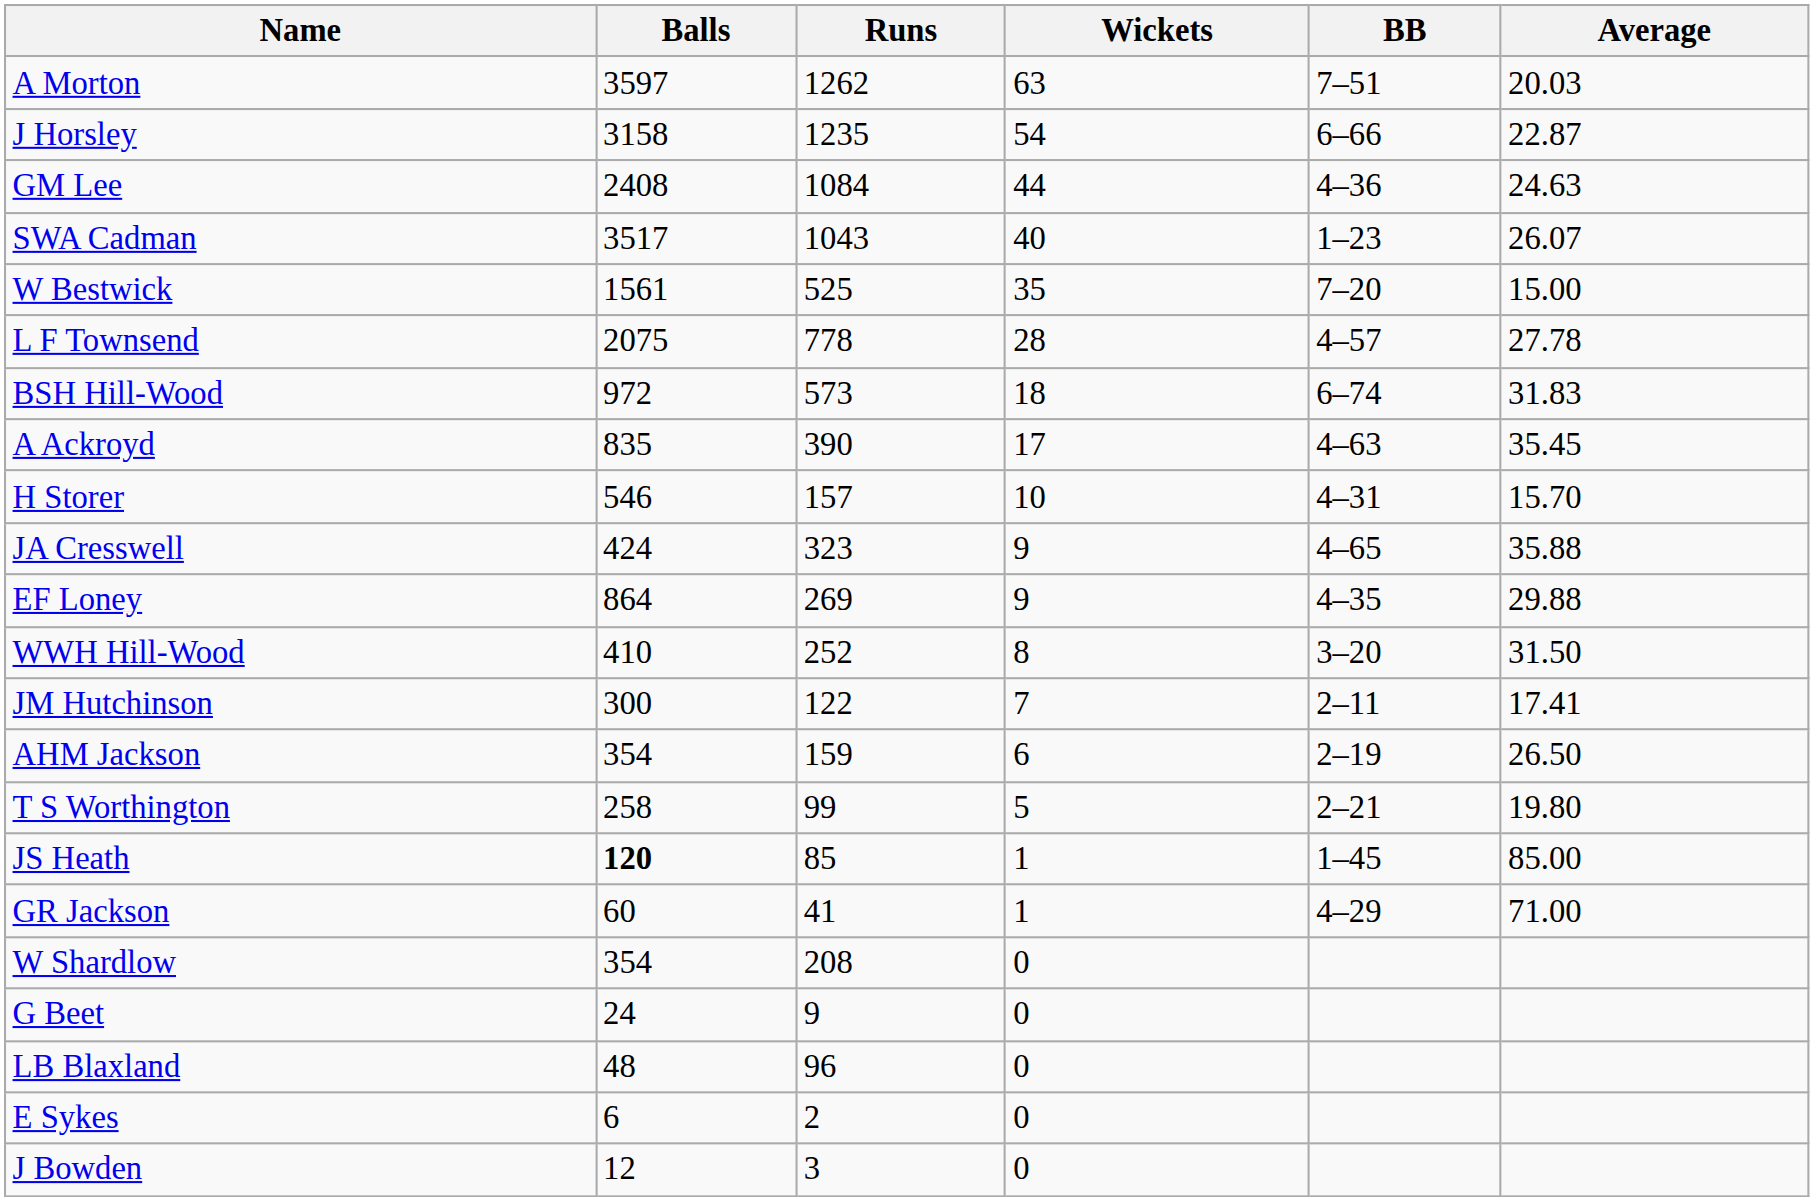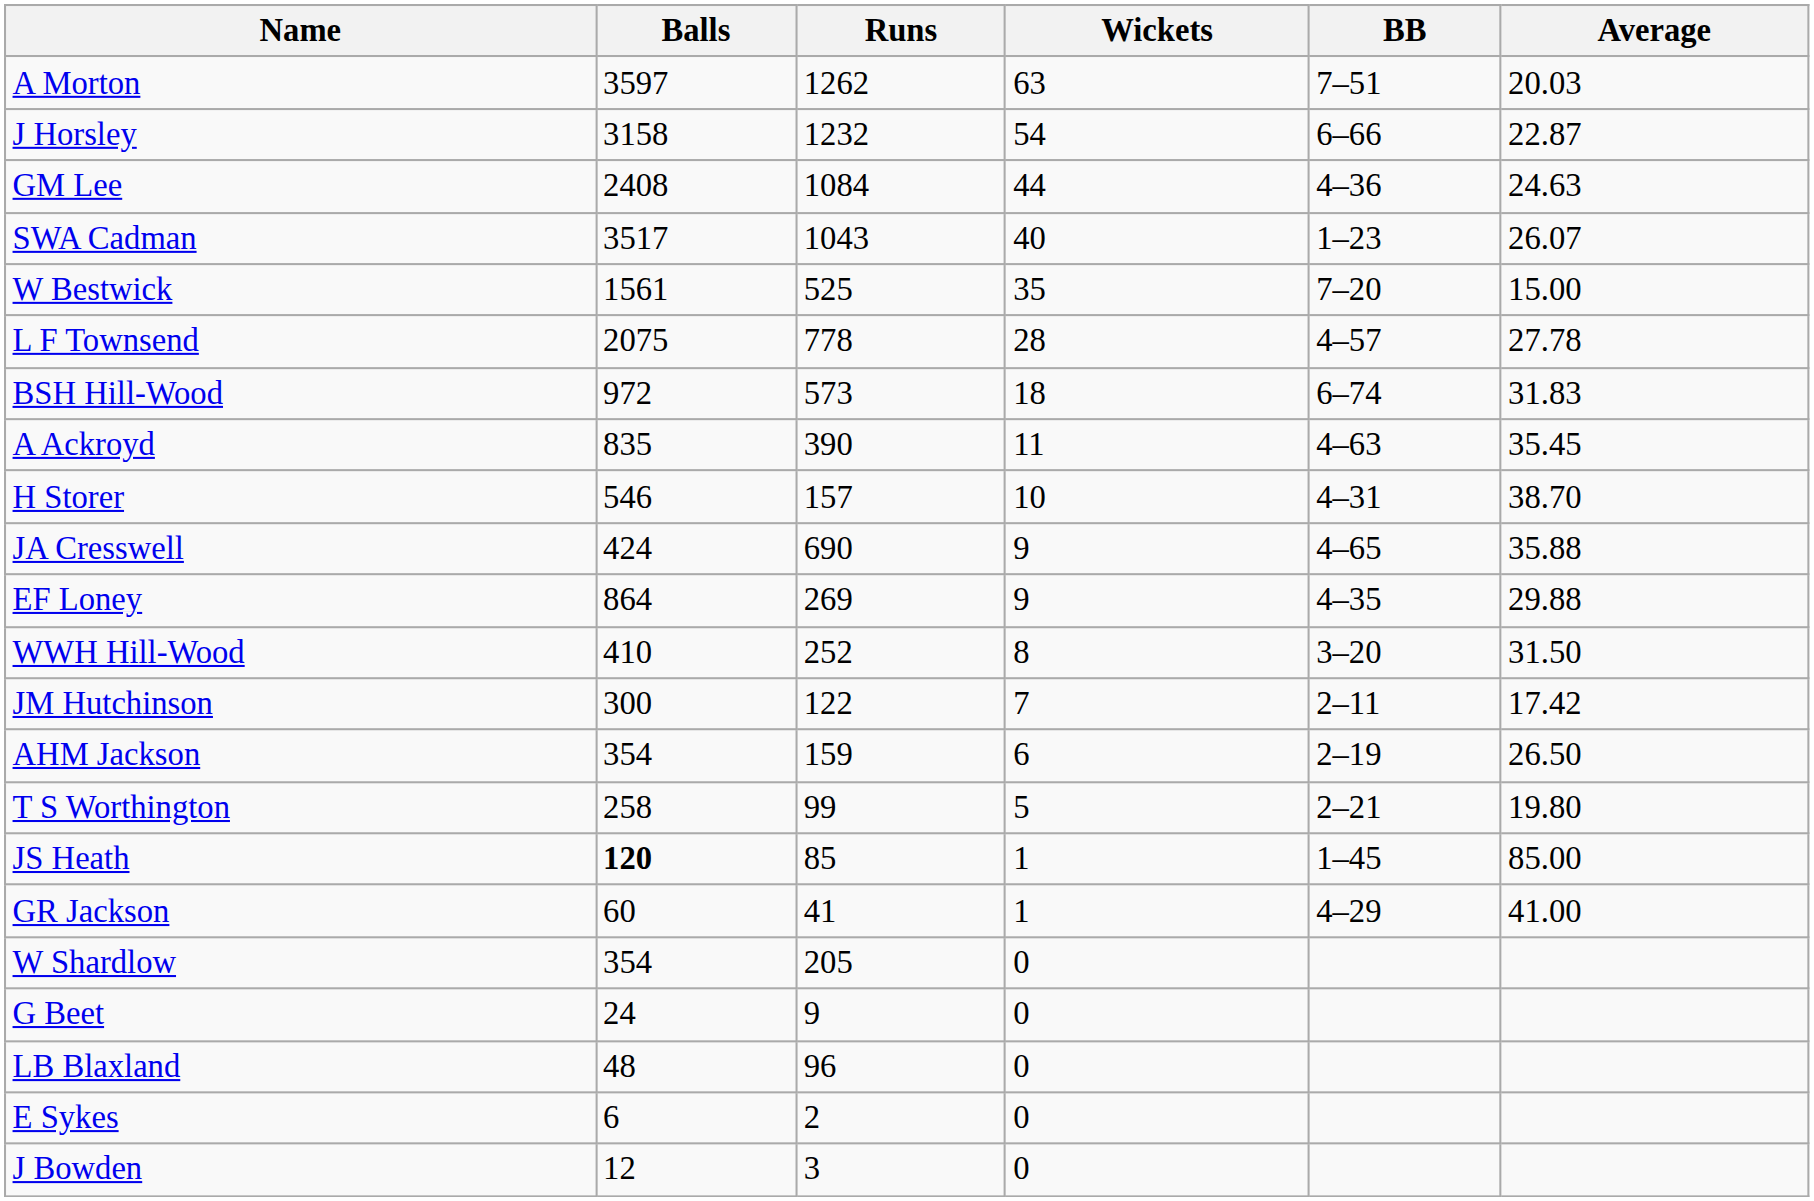(836, 133) 1235 -> (836, 133) 1232
(1029, 444) 17 -> (1029, 444) 11
(1545, 496) 15.70 -> (1545, 496) 38.70
(828, 548) 323 -> (828, 548) 690
(1545, 703) 17.41 -> (1545, 703) 17.42
(1545, 910) 71.00 -> (1545, 910) 41.00
(828, 962) 208 -> (828, 962) 205
